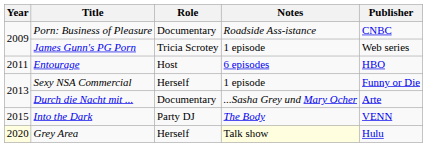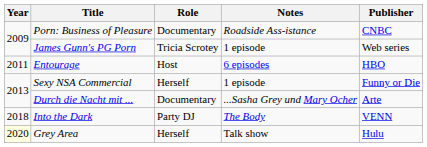(18, 116) 2015 -> (18, 116) 2018
(246, 133) lightyellow background -> (246, 133) no background
